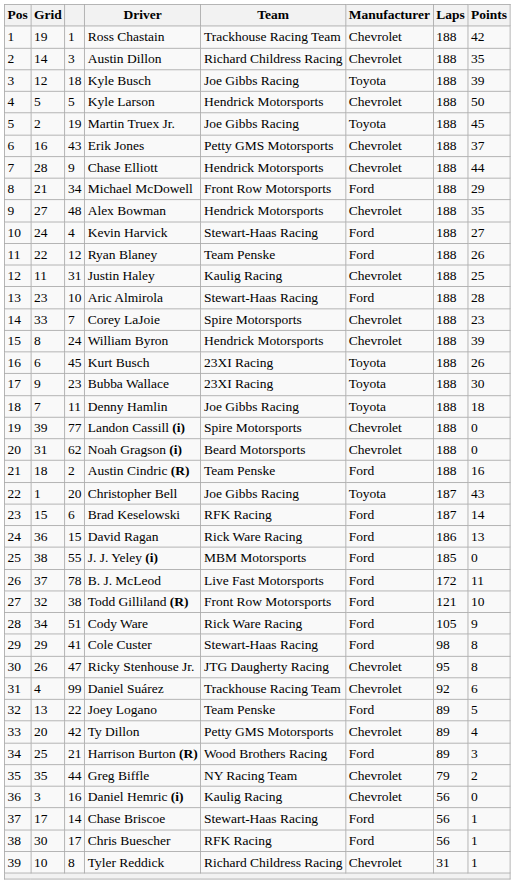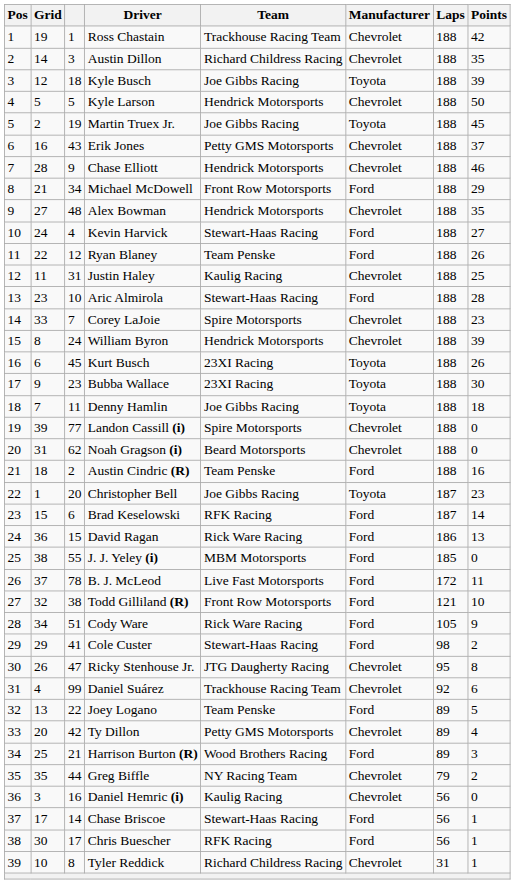(478, 167) 44 -> (478, 167) 46
(478, 492) 43 -> (478, 492) 23
(474, 644) 8 -> (474, 644) 2
